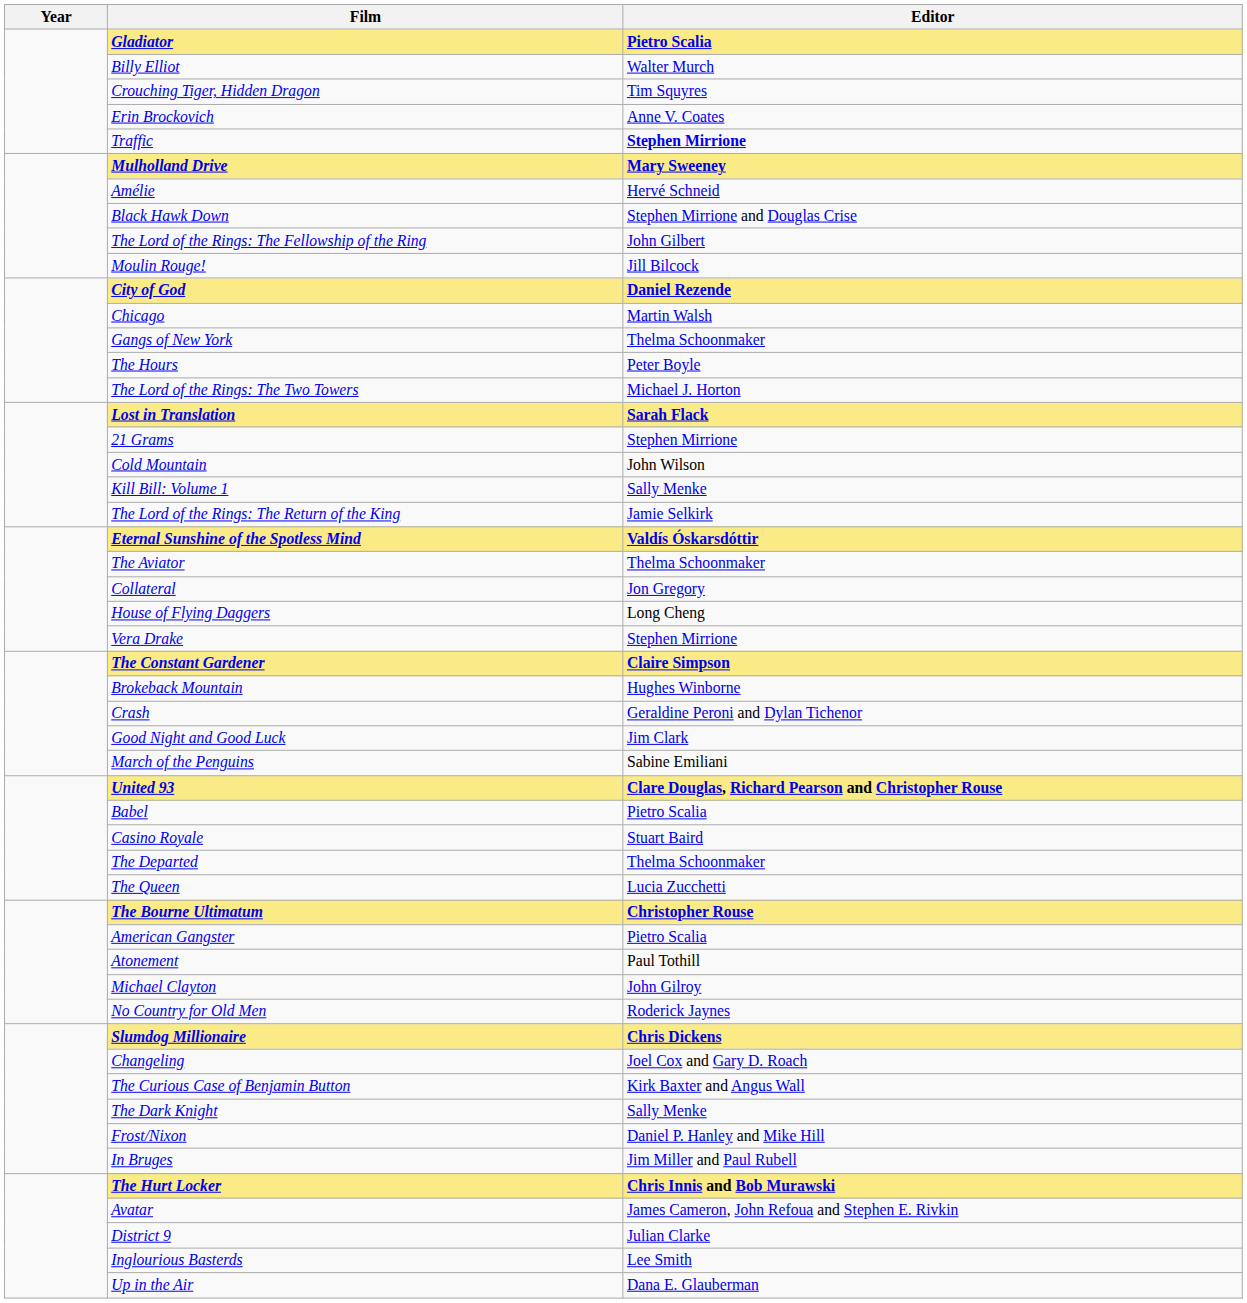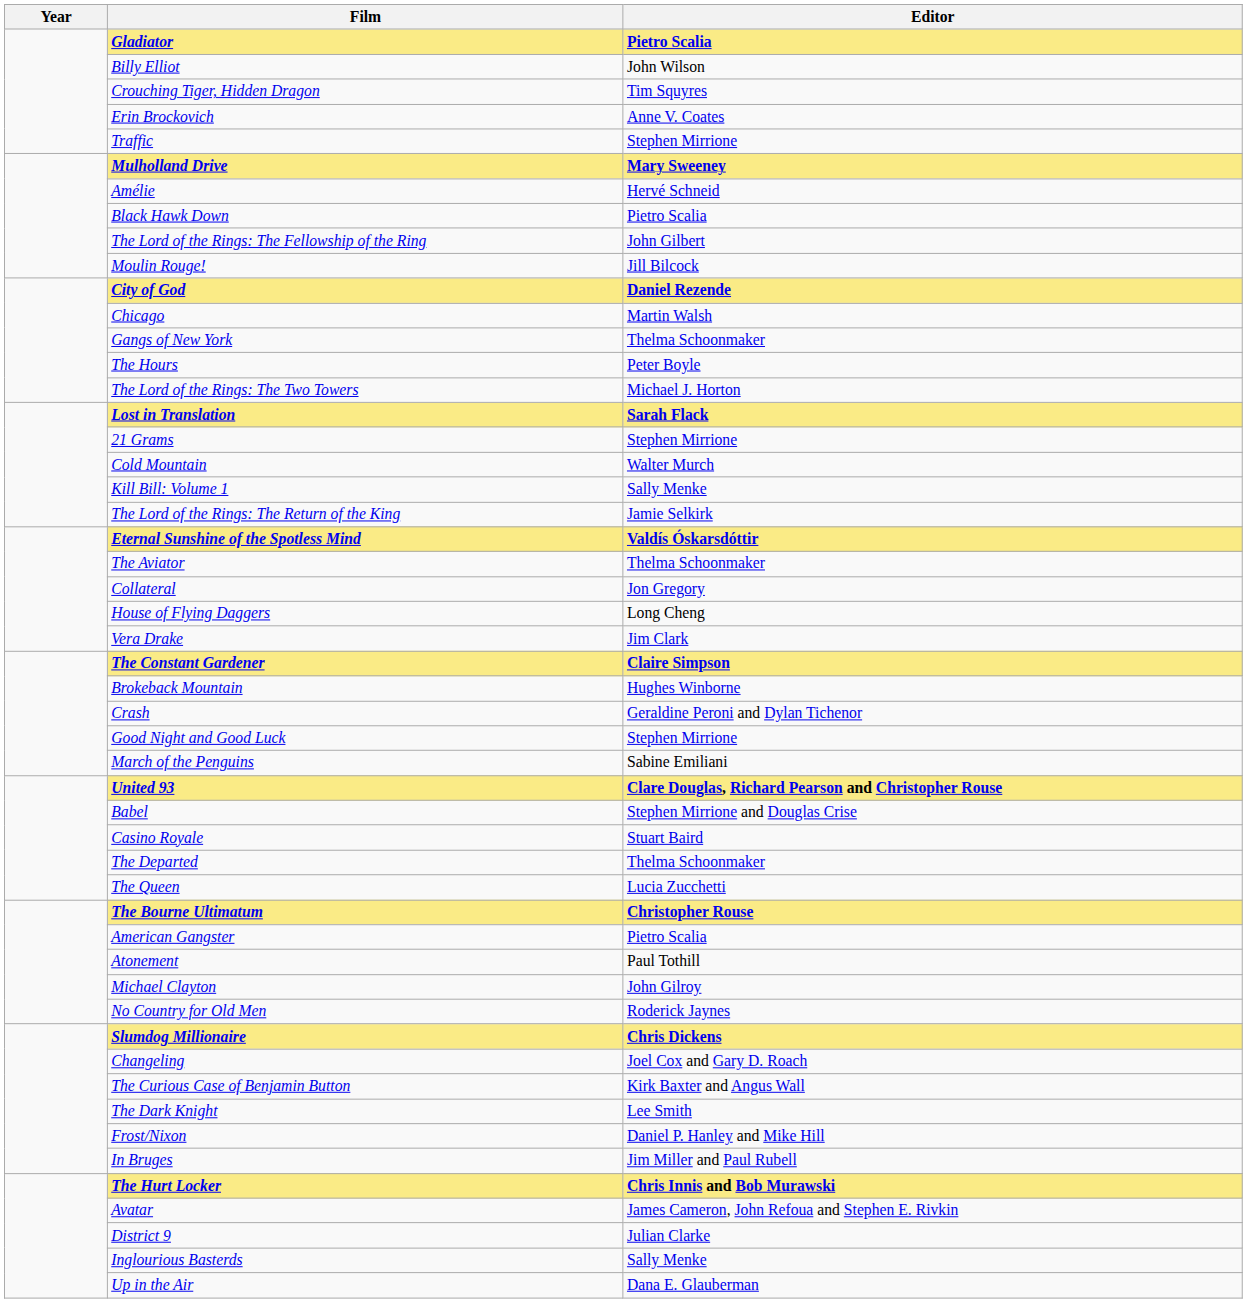(671, 66) Walter Murch -> (666, 66) John Wilson
(686, 141) bold -> (682, 141) normal
(742, 215) Stephen Mirrione and Douglas Crise -> (667, 215) Pietro Scalia
(666, 464) John Wilson -> (671, 464) Walter Murch
(682, 638) Stephen Mirrione -> (658, 638) Jim Clark
(658, 738) Jim Clark -> (682, 738) Stephen Mirrione
(667, 812) Pietro Scalia -> (742, 812) Stephen Mirrione and Douglas Crise
(667, 1111) Sally Menke -> (659, 1111) Lee Smith
(659, 1260) Lee Smith -> (667, 1260) Sally Menke
